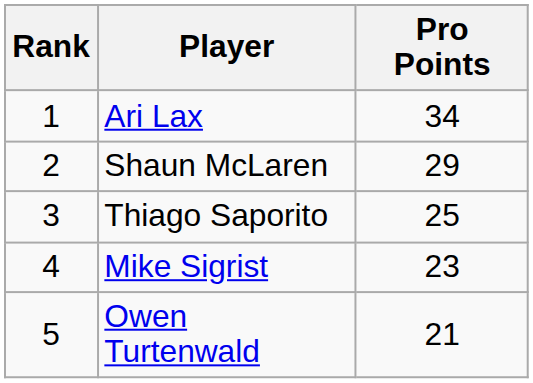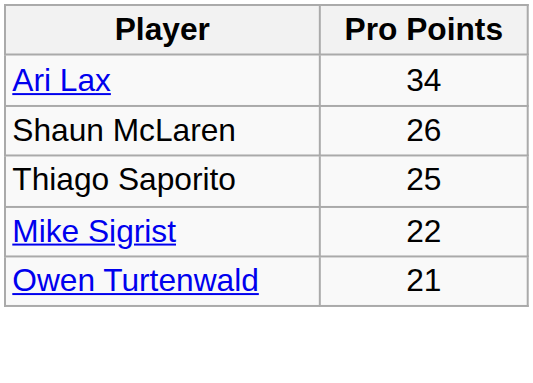- column: (51, 47)
(442, 165) 29 -> (424, 130) 26
(442, 266) 23 -> (424, 230) 22
